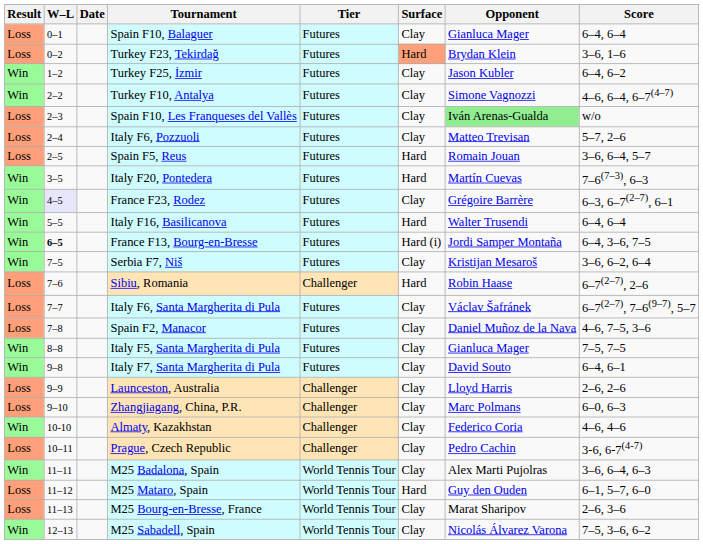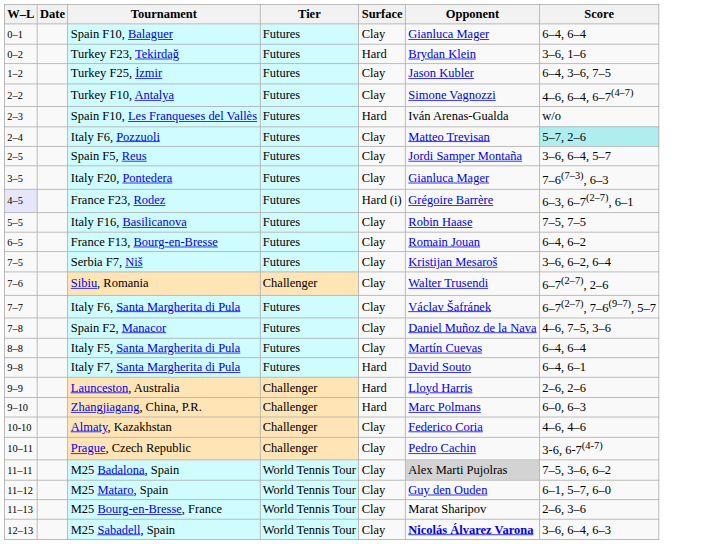- column: (24, 14)
(414, 53) lightsalmon background -> (374, 53) no background
(604, 73) 6–4, 6–2 -> (577, 73) 6–4, 3–6, 7–5
(413, 116) Clay -> (374, 116) Hard
(498, 116) lightgreen background -> (458, 116) no background
(604, 136) no background -> (564, 136) paleturquoise background
(414, 156) Hard -> (373, 156) Clay
(484, 156) Romain Jouan -> (465, 156) Jordi Samper Montaña
(414, 177) Hard -> (373, 177) Clay
(485, 177) Martín Cuevas -> (449, 177) Gianluca Mager
(413, 200) Clay -> (382, 200) Hard (i)
(414, 222) Hard -> (373, 222) Clay
(488, 222) Walter Trusendi -> (440, 222) Robin Haase
(604, 222) 6–4, 6–4 -> (564, 222) 7–5, 7–5
(55, 242) bold -> (15, 243) normal
(421, 242) Hard (i) -> (373, 242) Clay
(505, 242) Jordi Samper Montaña -> (444, 242) Romain Jouan
(616, 242) 6–4, 3–6, 7–5 -> (564, 242) 6–4, 6–2
(414, 283) Hard -> (373, 283) Clay
(480, 283) Robin Haase -> (448, 283) Walter Trusendi
(488, 347) Gianluca Mager -> (445, 347) Martín Cuevas
(604, 347) 7–5, 7–5 -> (564, 347) 6–4, 6–4
(413, 367) Clay -> (374, 367) Hard
(413, 387) Clay -> (374, 387) Hard
(413, 407) Clay -> (374, 407) Hard
(498, 470) no background -> (458, 470) lightgrey background
(616, 470) 3–6, 6–4, 6–3 -> (577, 470) 7–5, 3–6, 6–2
(414, 489) Hard -> (373, 489) Clay
(508, 529) normal -> (471, 529) bold
(616, 529) 7–5, 3–6, 6–2 -> (577, 529) 3–6, 6–4, 6–3
